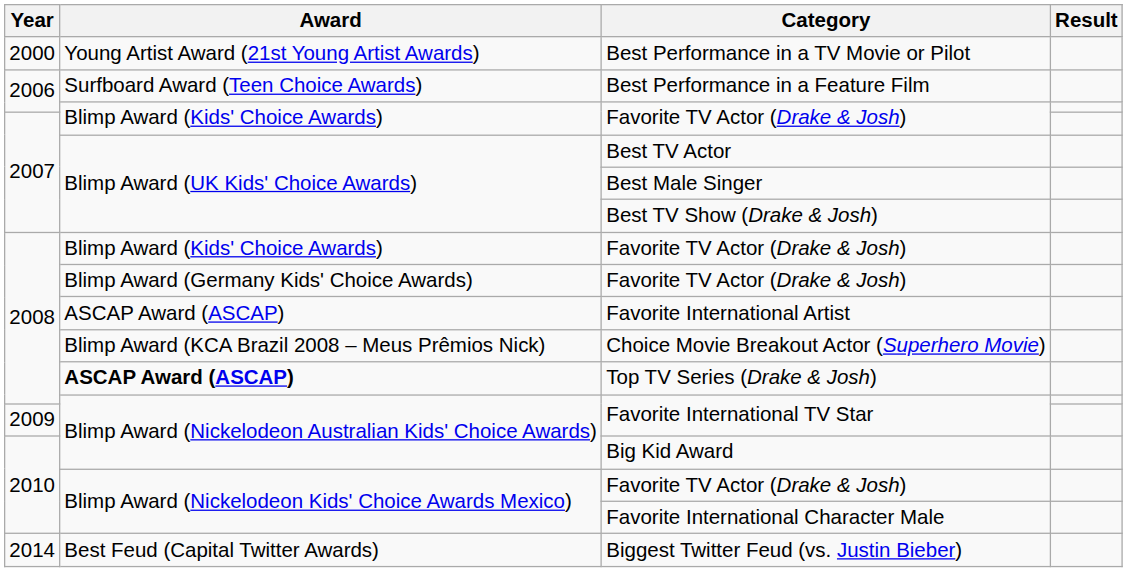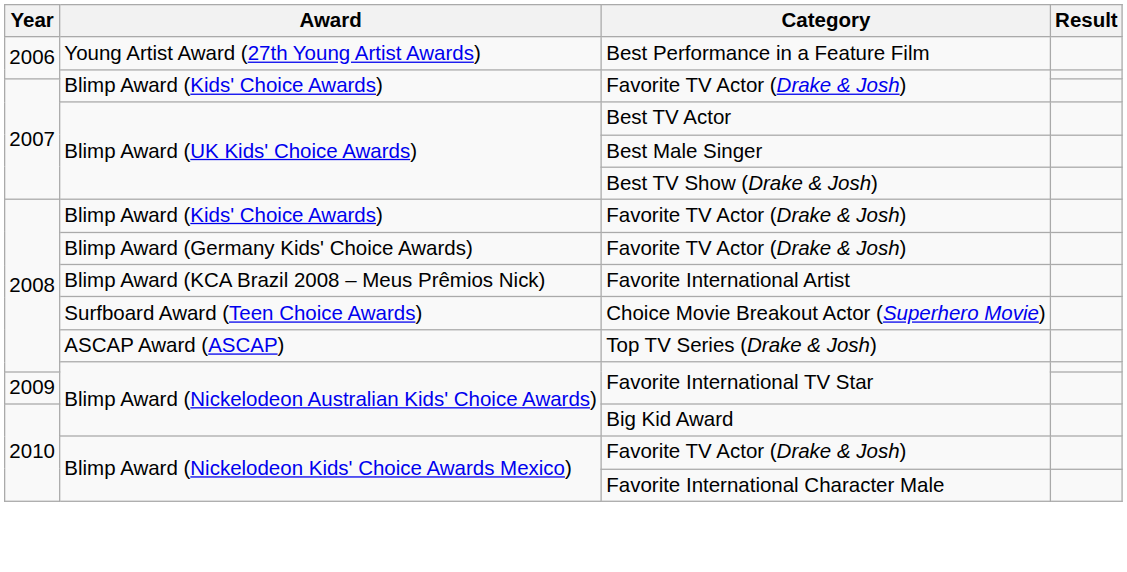- row: (32, 53)
(243, 85) Surfboard Award (Teen Choice Awards) -> (273, 53) Young Artist Award (27th Young Artist Awards)
(174, 313) ASCAP Award (ASCAP) -> (305, 280) Blimp Award (KCA Brazil 2008 – Meus Prêmios Nick)
(305, 345) Blimp Award (KCA Brazil 2008 – Meus Prêmios Nick) -> (243, 313) Surfboard Award (Teen Choice Awards)
(179, 378) bold -> (174, 345) normal
- row: (32, 549)
